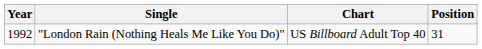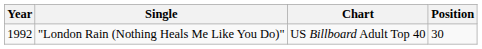(437, 34) 31 -> (437, 34) 30
